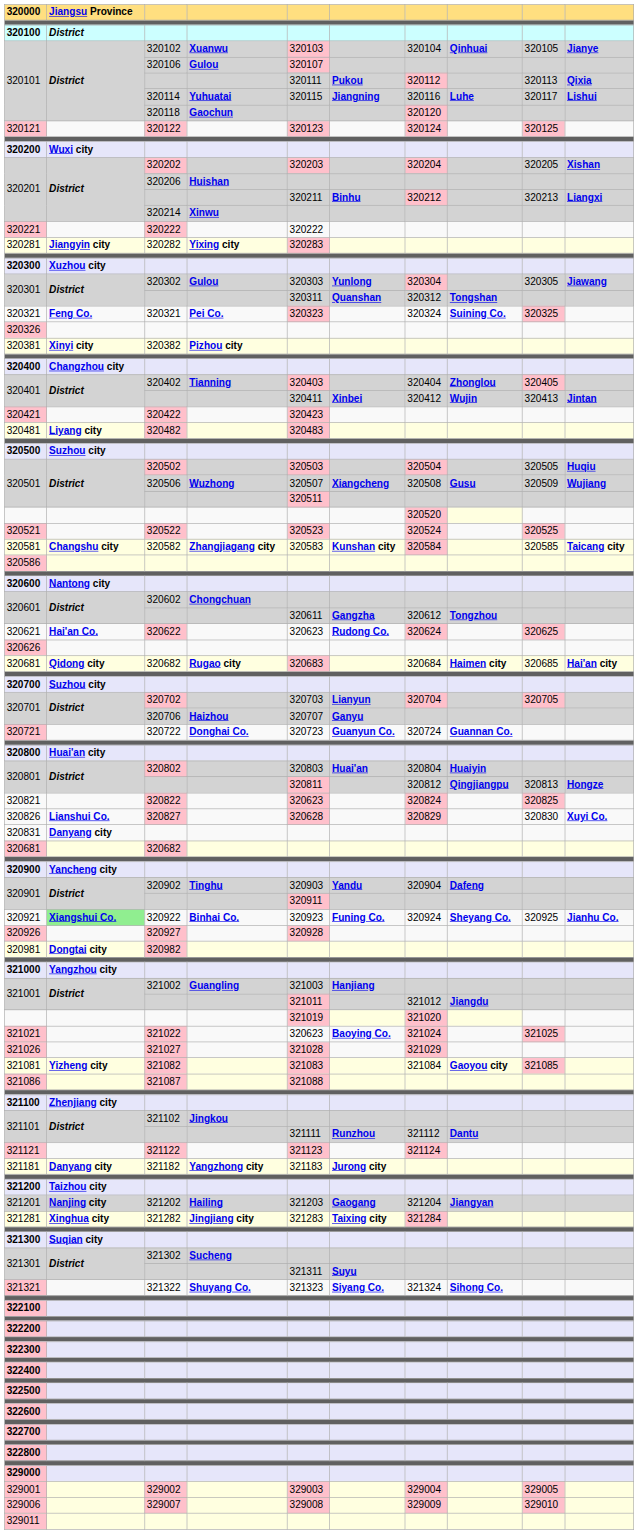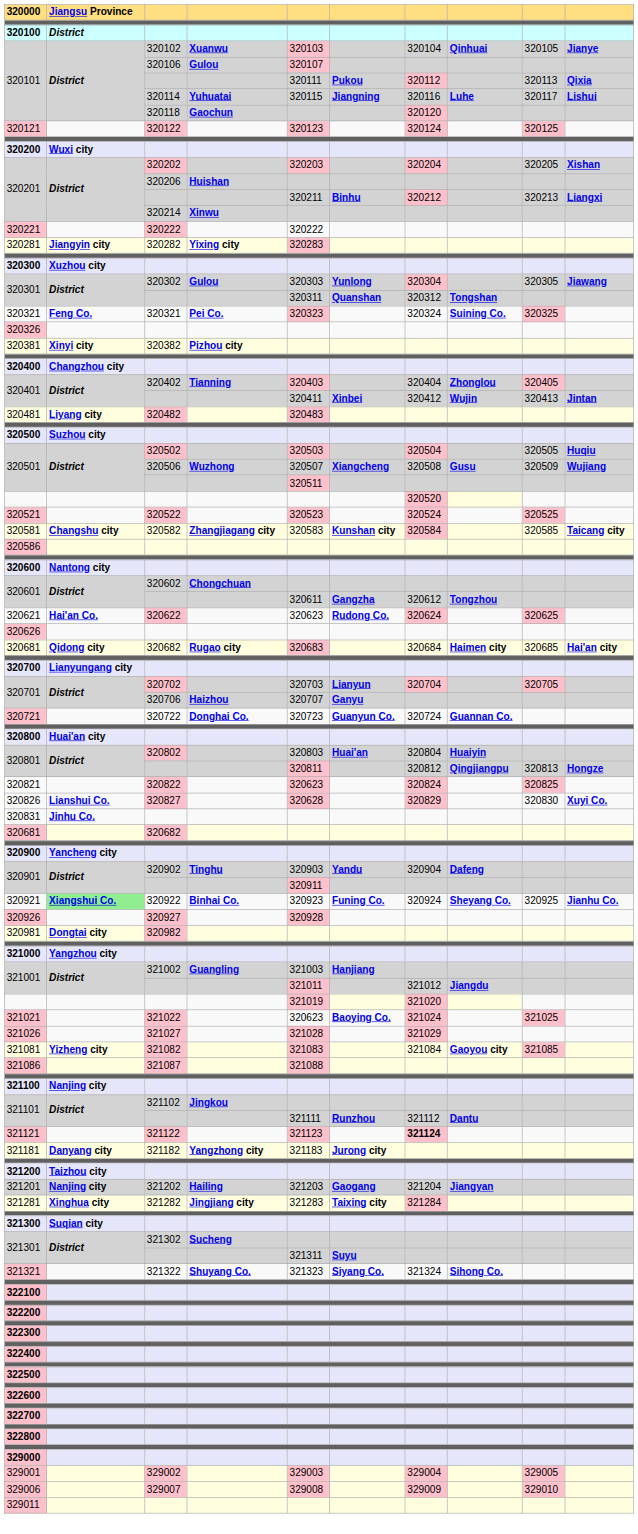- row: (23, 414)
(77, 684) Suzhou city -> (91, 668) Lianyungang city
(80, 832) Danyang city -> (72, 817) Jinhu Co.
(83, 1102) Zhenjiang city -> (78, 1086) Nanjing city
(424, 1150) normal -> (424, 1134) bold
